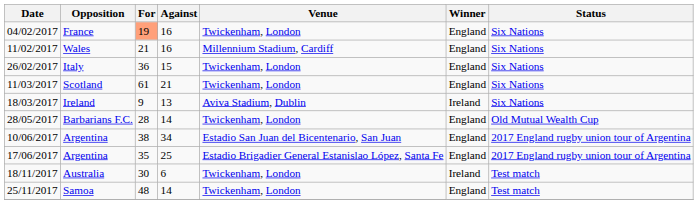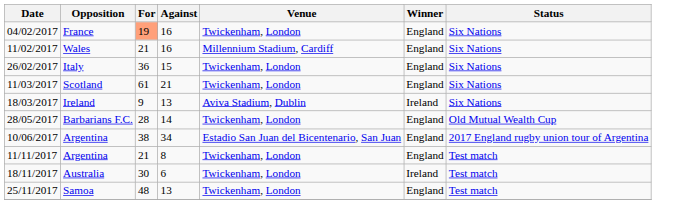- row: (32, 155)
+ row: (32, 155)
(166, 191) 14 -> (166, 191) 13
